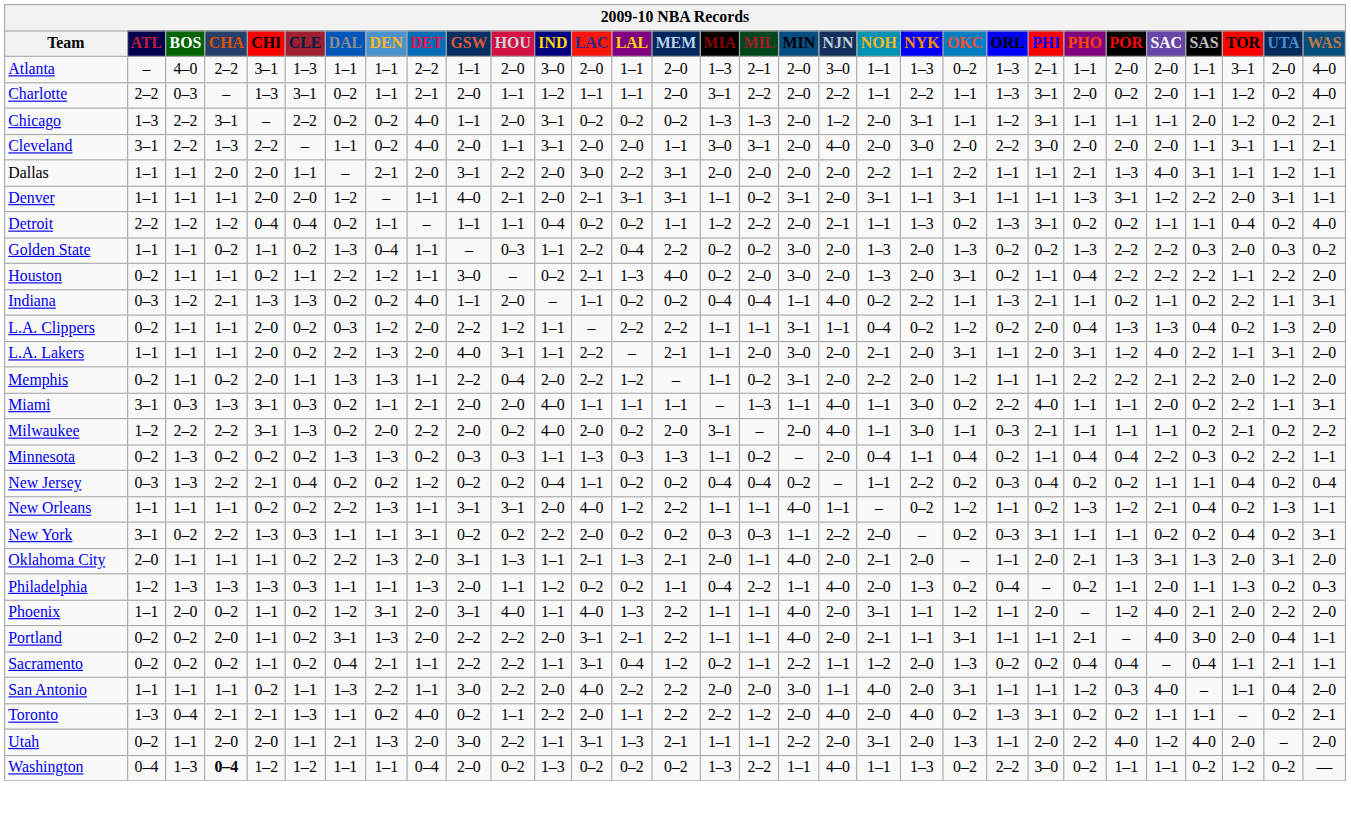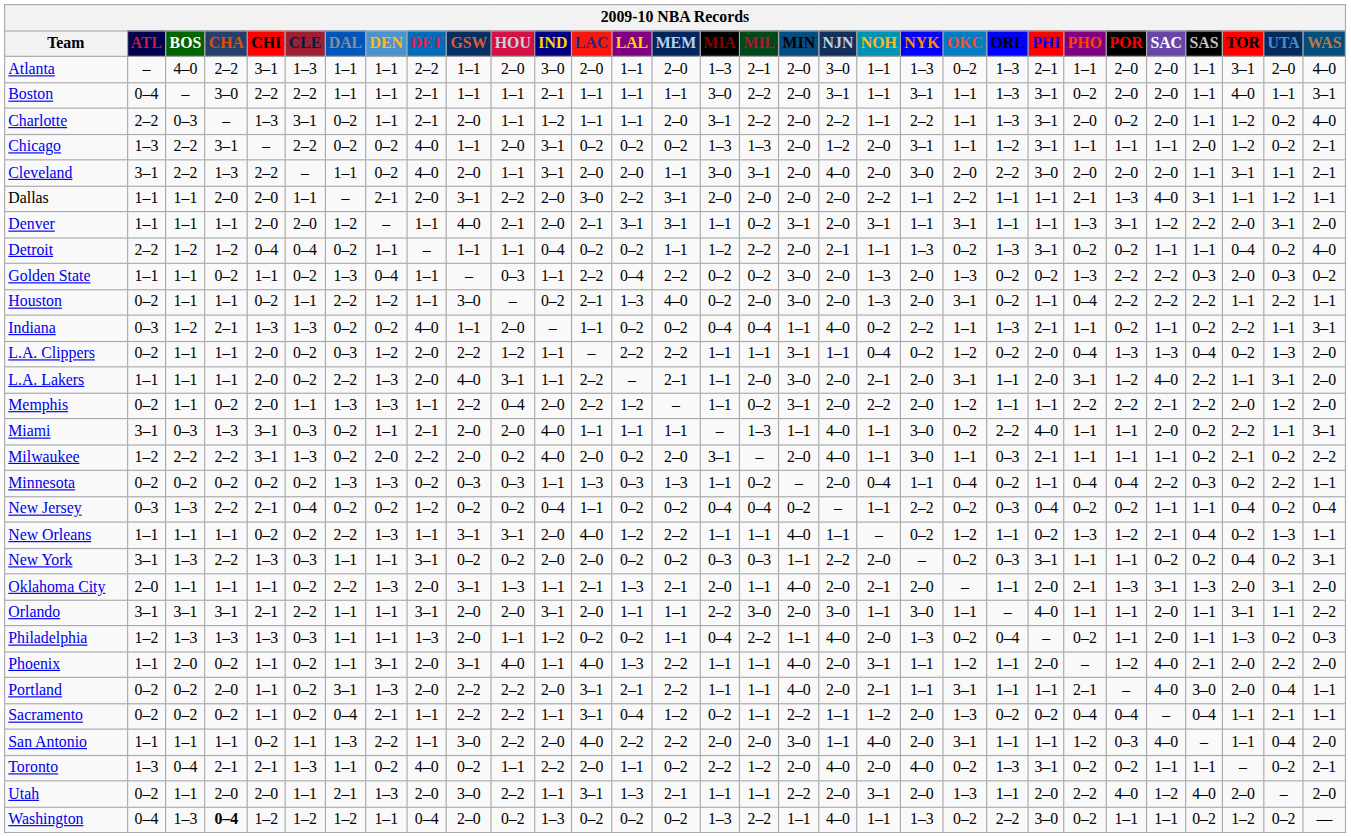+ row: (31, 94)
(1324, 198) 1–1 -> (1324, 224) 2–0
(1324, 275) 2–0 -> (1324, 301) 1–1
(185, 457) 1–3 -> (185, 482) 0–2
(185, 534) 0–2 -> (185, 560) 1–3
(553, 534) 2–2 -> (553, 560) 2–0
+ row: (34, 612)
(345, 612) 1–2 -> (345, 664) 1–1
(676, 715) 2–2 -> (676, 767) 0–2
(345, 767) 1–1 -> (345, 819) 1–2
